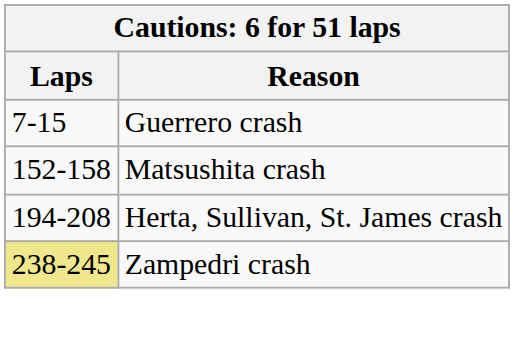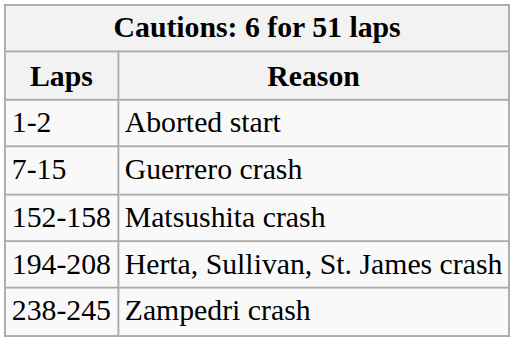+ row: (203, 122)
(61, 264) khaki background -> (61, 311) no background
